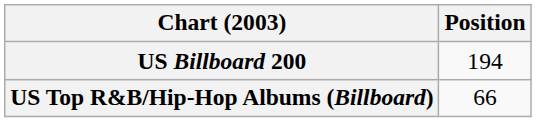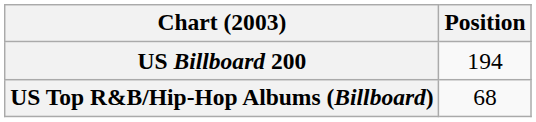(485, 97) 66 -> (485, 97) 68
